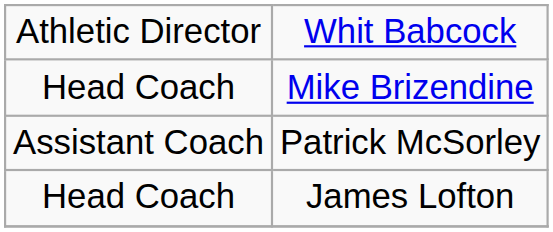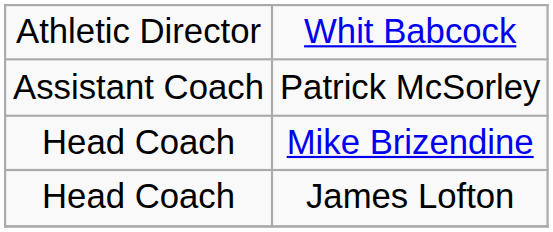rows swapped: (410, 87) <-> (410, 142)
